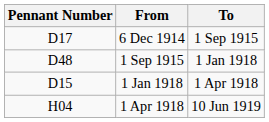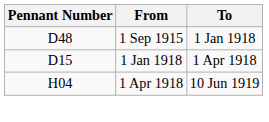- row: (152, 38)
